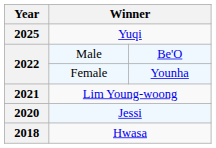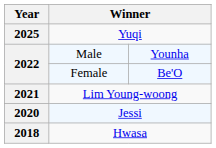(170, 53) Be'O -> (170, 53) Younha
(170, 73) Younha -> (170, 73) Be'O
